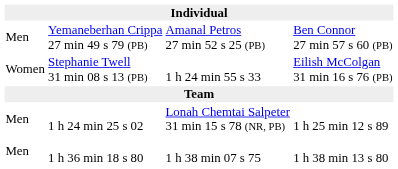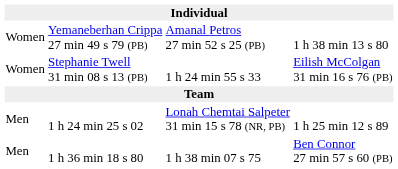(17, 37) Men -> (25, 37) Women
(343, 37) Ben Connor 27 min 57 s 60 (PB) -> (341, 44) 1 h 38 min 13 s 80
(341, 158) 1 h 38 min 13 s 80 -> (343, 151) Ben Connor 27 min 57 s 60 (PB)
